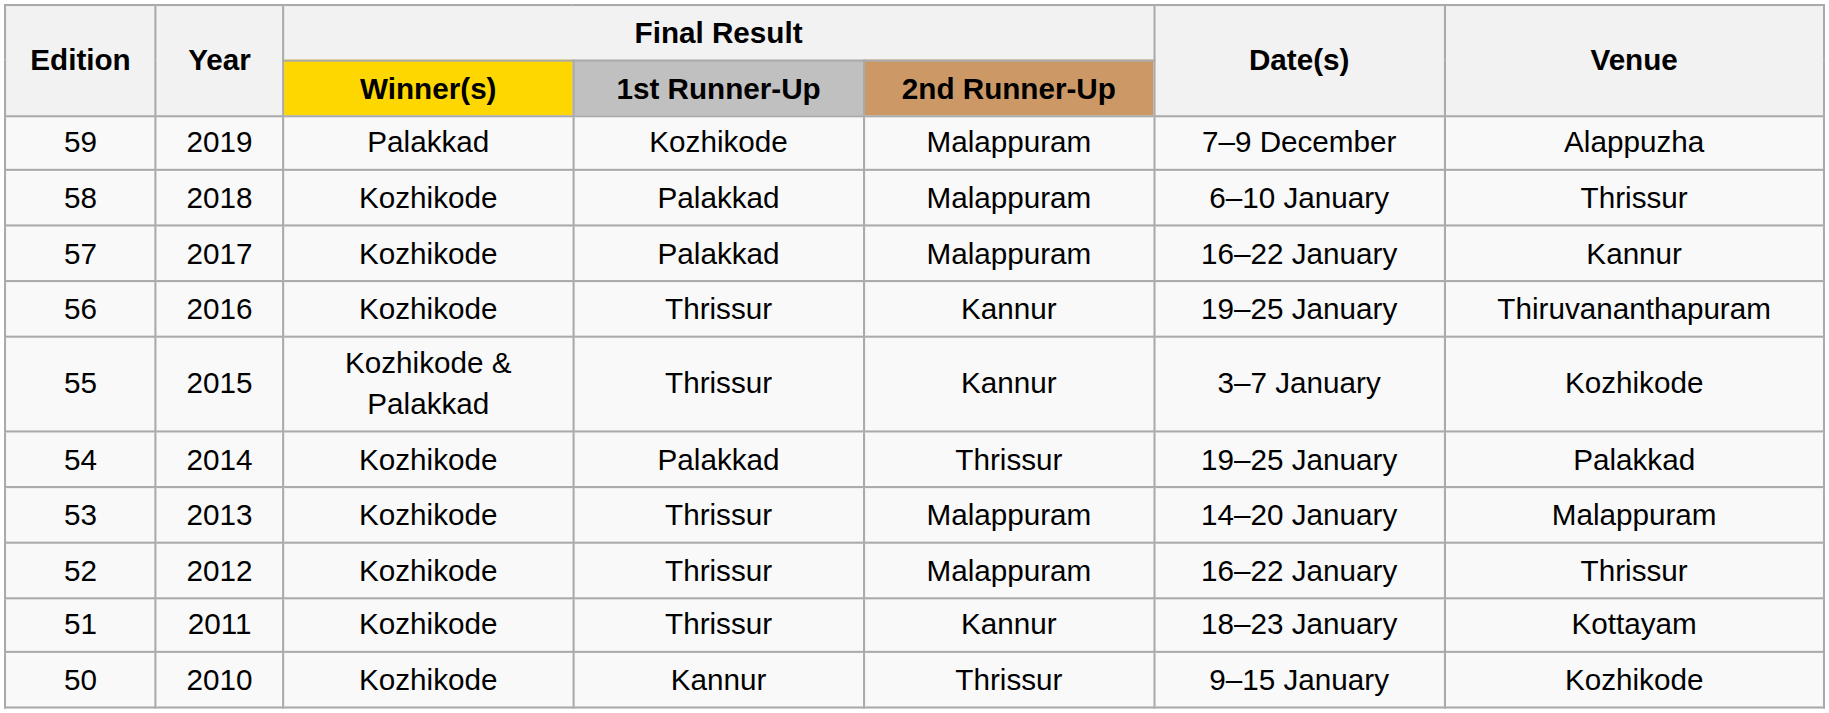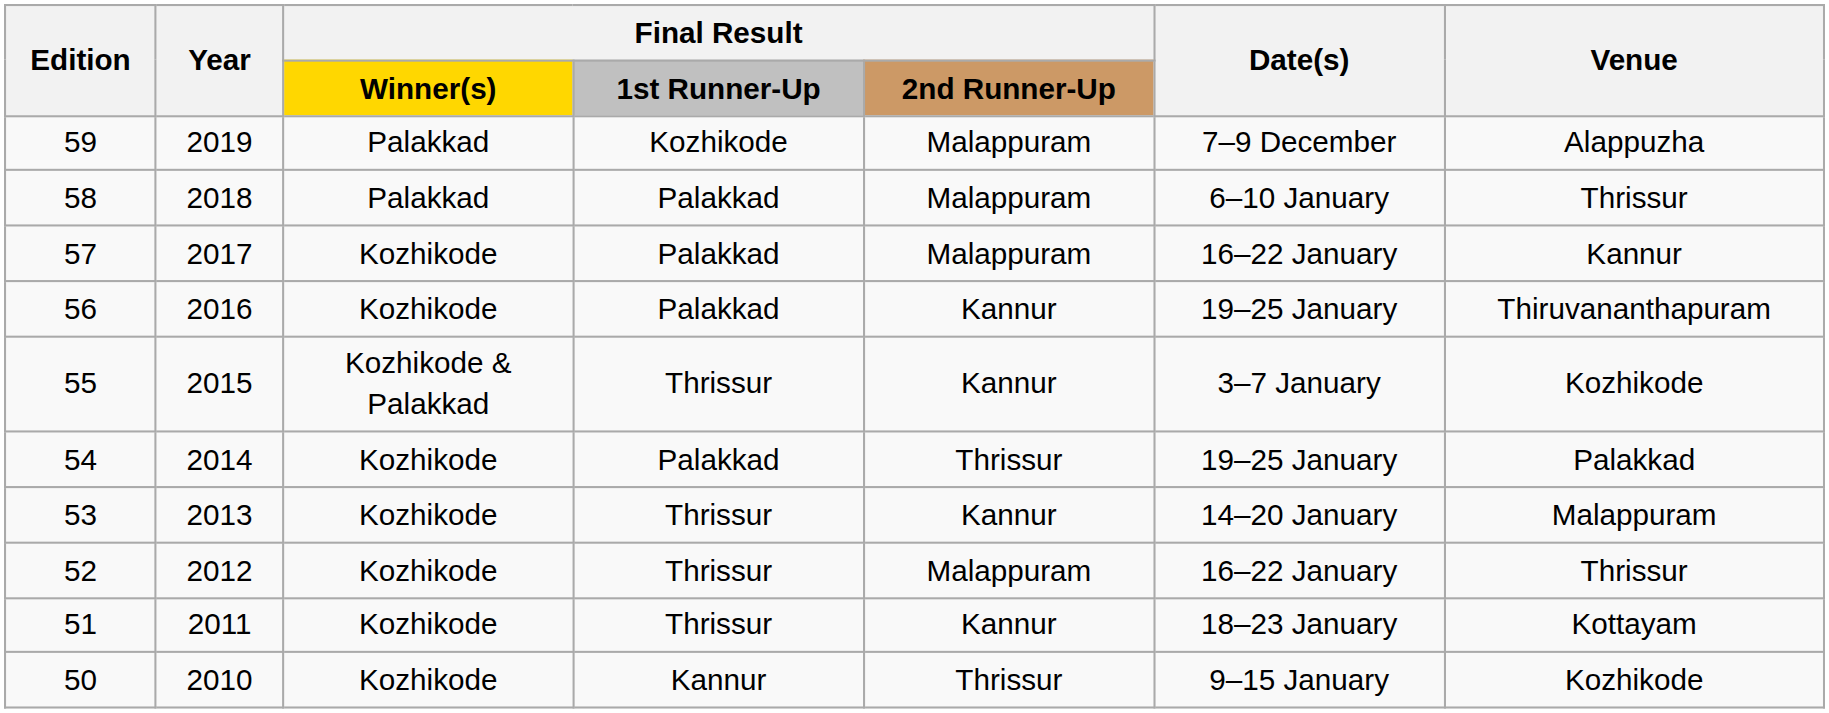(428, 198) Kozhikode -> (428, 198) Palakkad
(719, 308) Thrissur -> (719, 308) Palakkad
(1009, 515) Malappuram -> (1009, 515) Kannur
